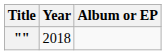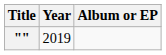(57, 38) 2018 -> (57, 38) 2019
